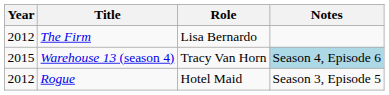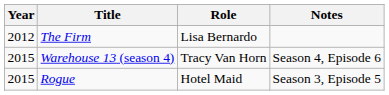(327, 57) lightblue background -> (327, 57) no background
(21, 79) 2012 -> (21, 79) 2015
